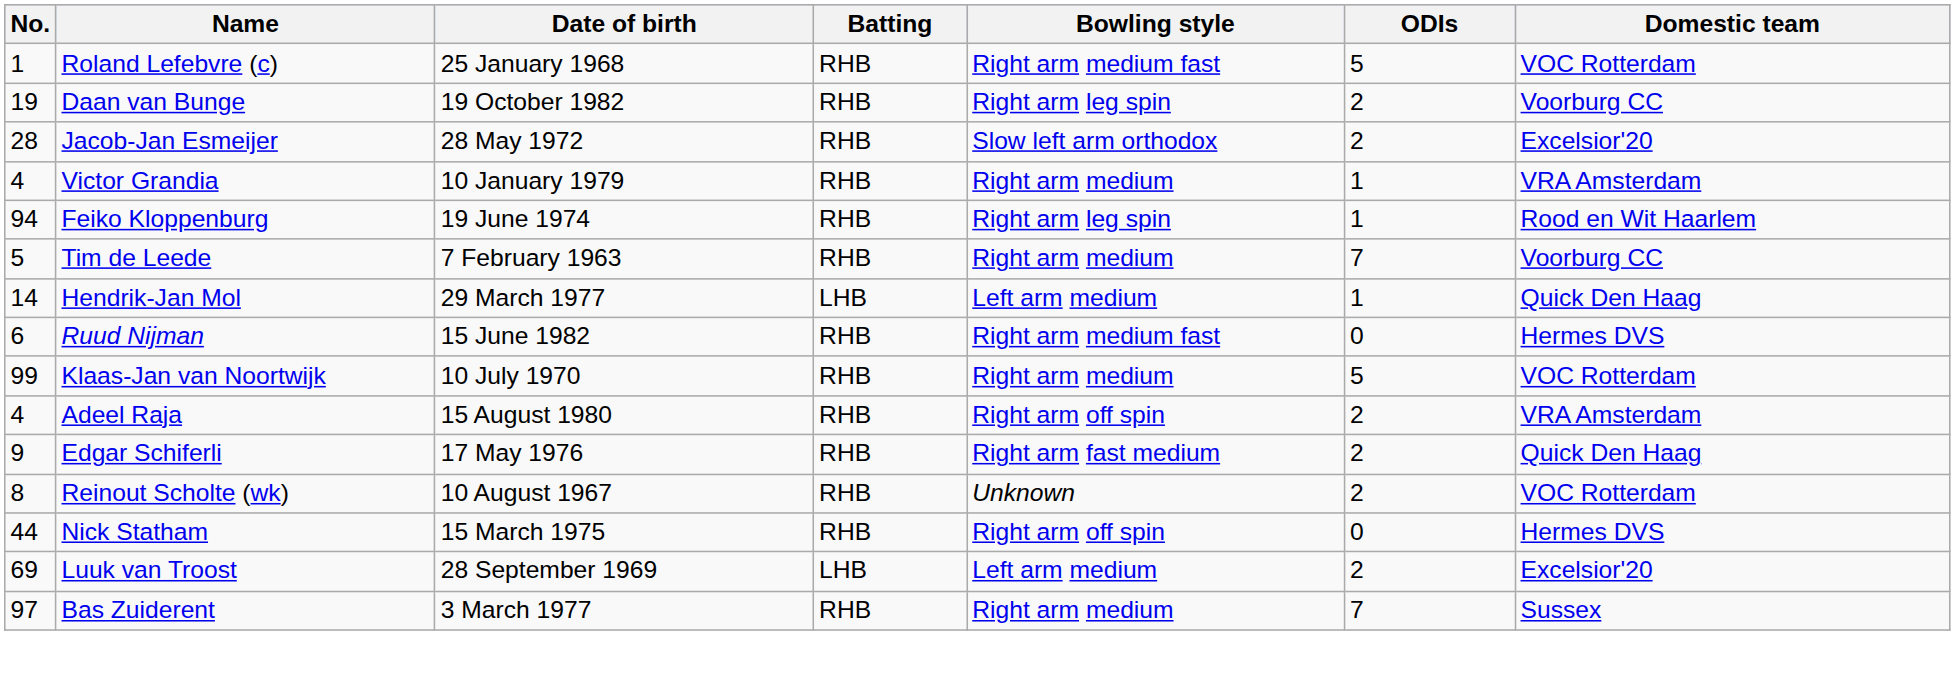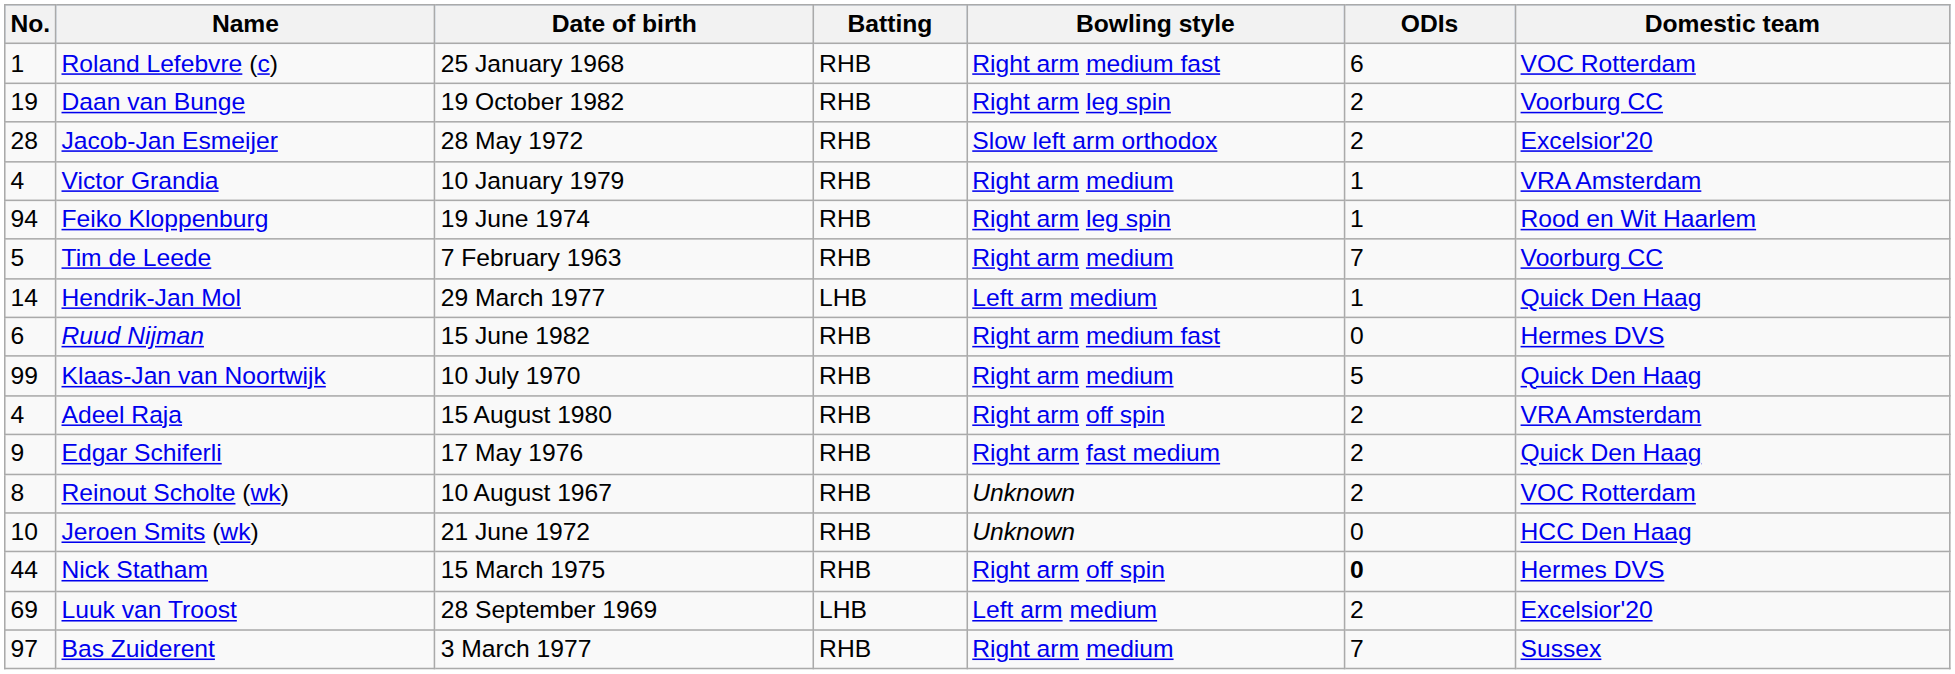(1357, 63) 5 -> (1357, 63) 6
(1608, 375) VOC Rotterdam -> (1611, 375) Quick Den Haag
+ row: (160, 532)
(1357, 532) normal -> (1357, 571) bold
